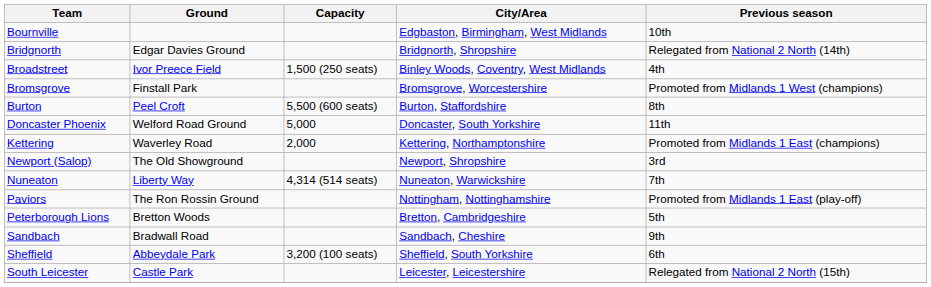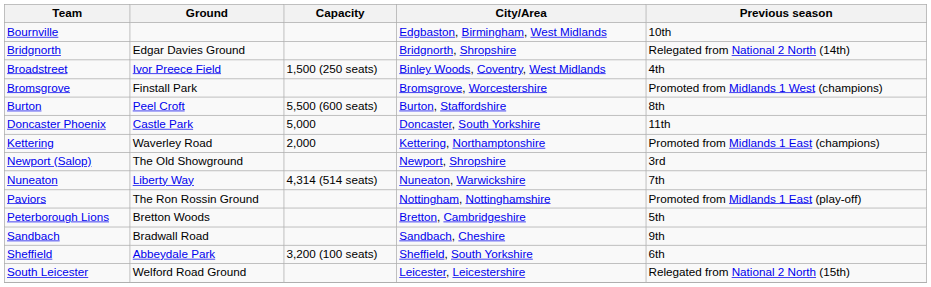(189, 124) Welford Road Ground -> (163, 124) Castle Park
(163, 273) Castle Park -> (189, 273) Welford Road Ground
